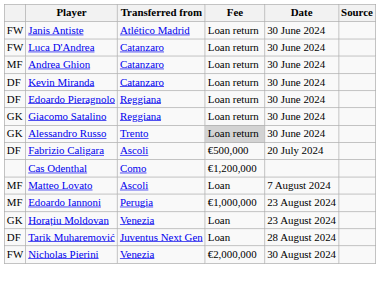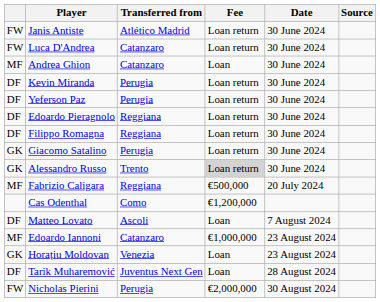(233, 64) Loan return -> (219, 64) Loan
(142, 82) Catanzaro -> (137, 82) Perugia
+ row: (57, 99)
+ row: (66, 133)
(140, 116) Reggiana -> (137, 151) Perugia
(14, 151) DF -> (15, 185) MF
(134, 151) Ascoli -> (140, 185) Reggiana
(15, 185) MF -> (14, 220) DF
(137, 202) Perugia -> (142, 237) Catanzaro
(137, 254) Venezia -> (137, 289) Perugia
